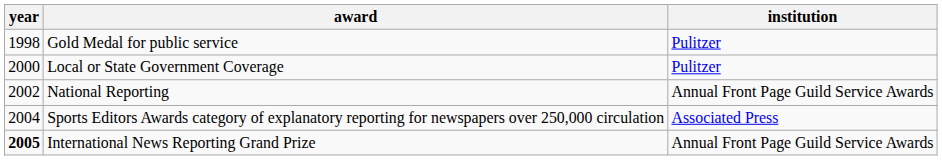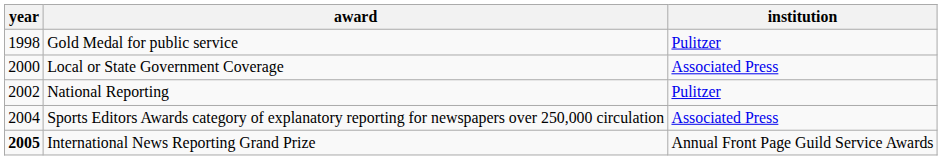(696, 67) Pulitzer -> (725, 67) Associated Press
(802, 92) Annual Front Page Guild Service Awards -> (696, 92) Pulitzer
